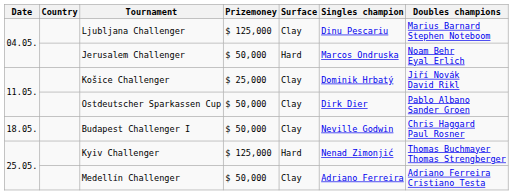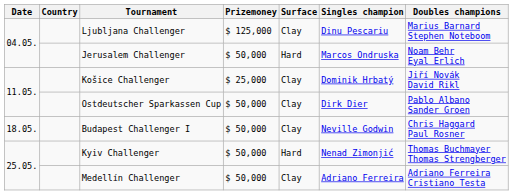(248, 153) $ 125,000 -> (246, 153) $ 50,000
